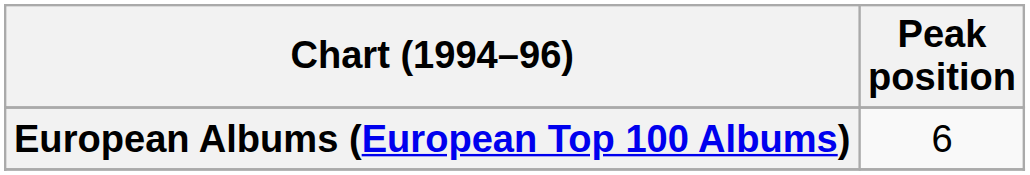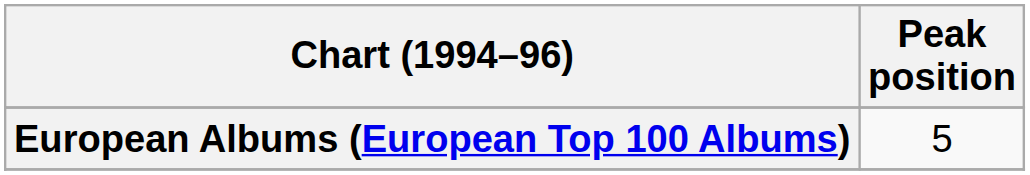(942, 137) 6 -> (942, 137) 5
